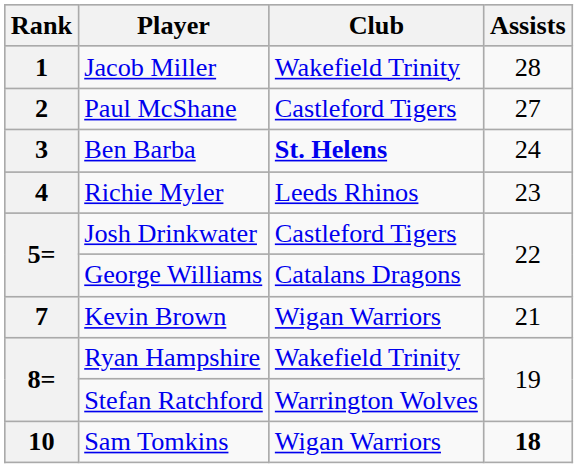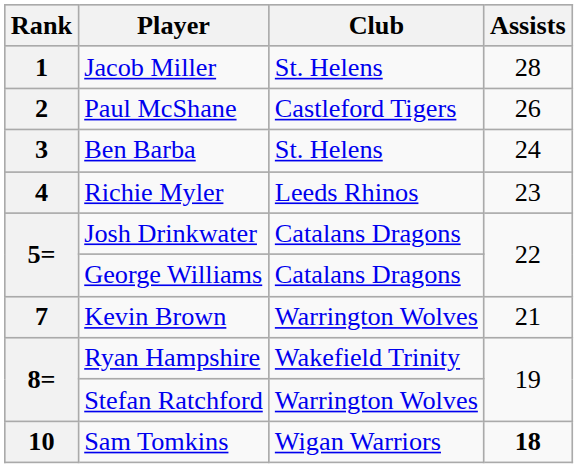(367, 66) Wakefield Trinity -> (329, 66) St. Helens
(528, 108) 27 -> (528, 108) 26
(331, 150) bold -> (329, 150) normal
(366, 233) Castleford Tigers -> (368, 233) Catalans Dragons
(358, 316) Wigan Warriors -> (376, 316) Warrington Wolves
